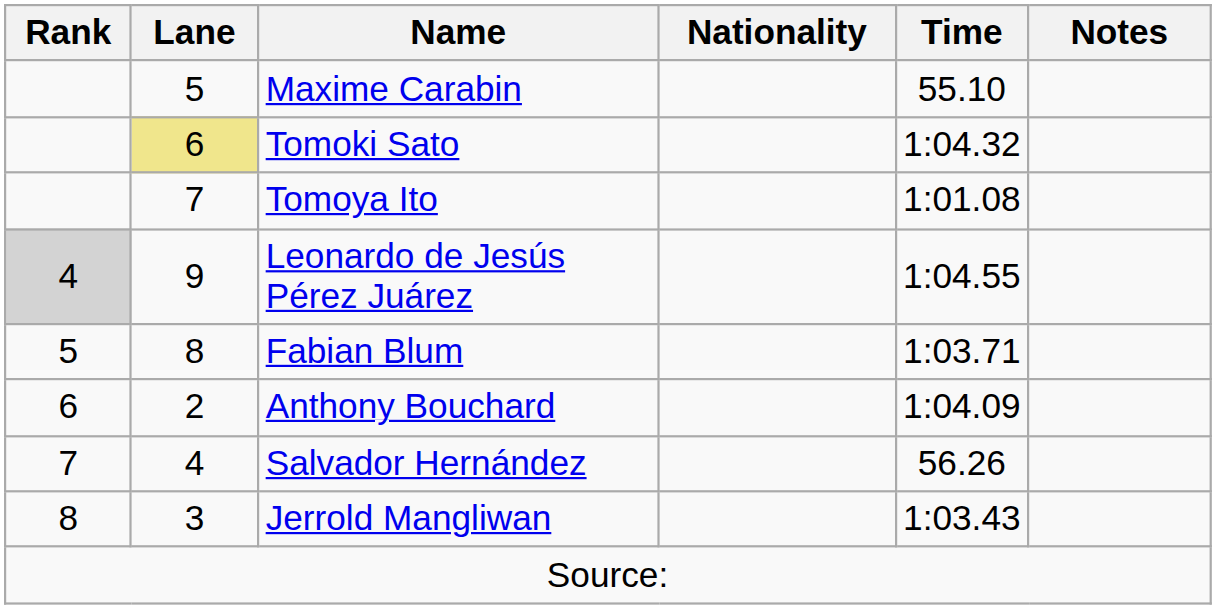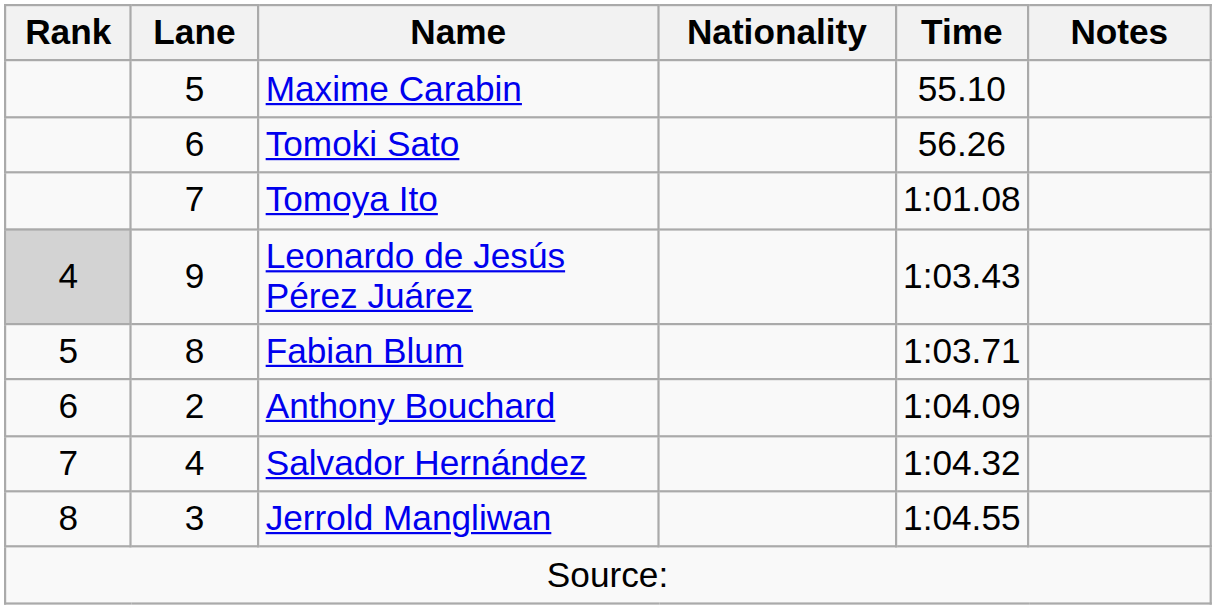(194, 144) khaki background -> (194, 144) no background
(962, 144) 1:04.32 -> (962, 144) 56.26
(962, 275) 1:04.55 -> (962, 275) 1:03.43
(962, 462) 56.26 -> (962, 462) 1:04.32
(962, 518) 1:03.43 -> (962, 518) 1:04.55
